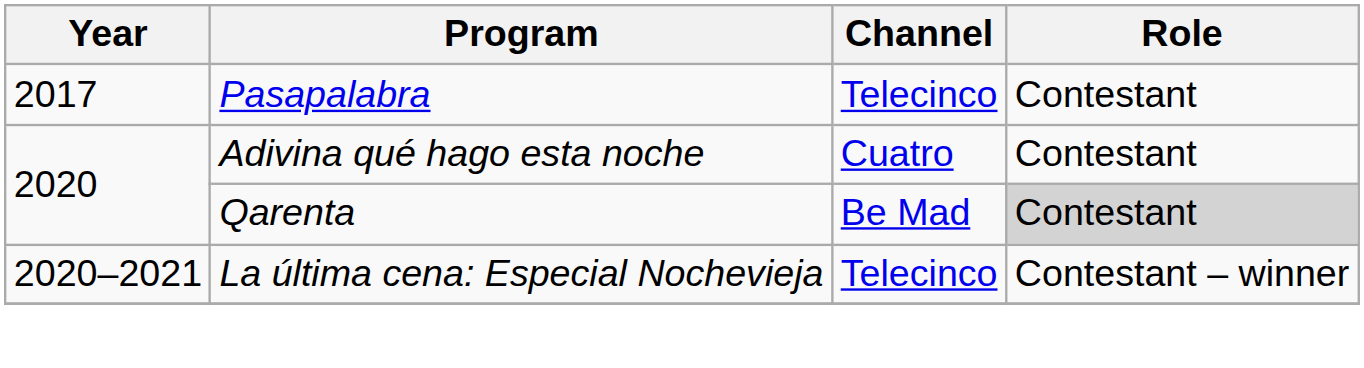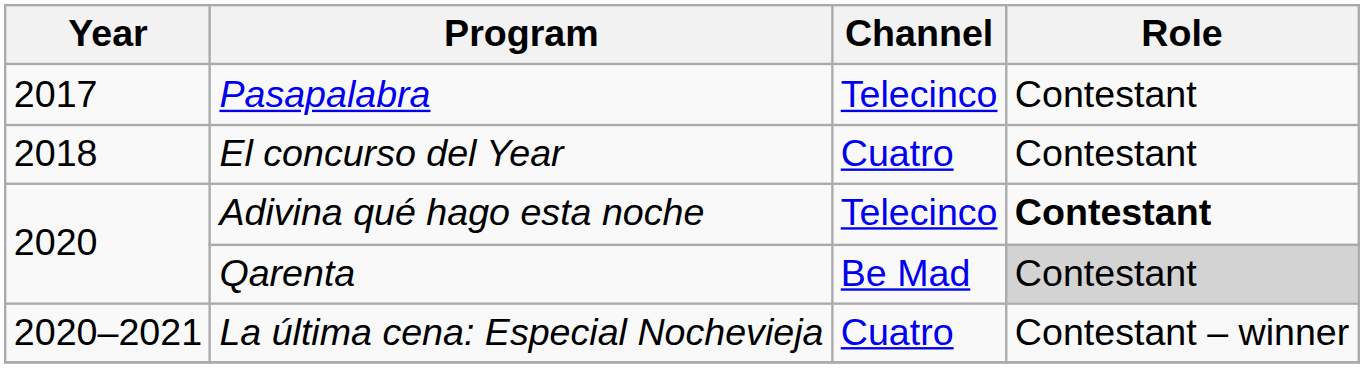+ row: (391, 153)
(897, 153) Cuatro -> (919, 213) Telecinco
(1106, 153) normal -> (1113, 213) bold
(919, 272) Telecinco -> (897, 332) Cuatro
